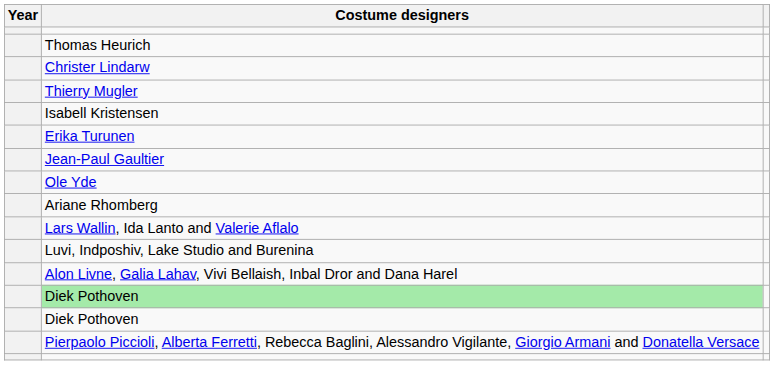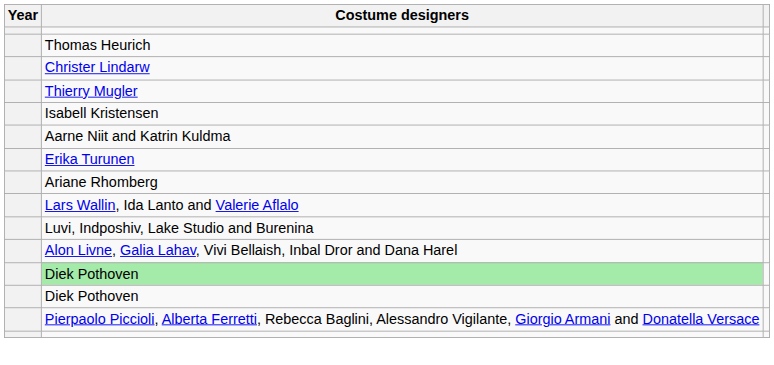+ row: (23, 137)
- row: (23, 160)
- row: (23, 182)
